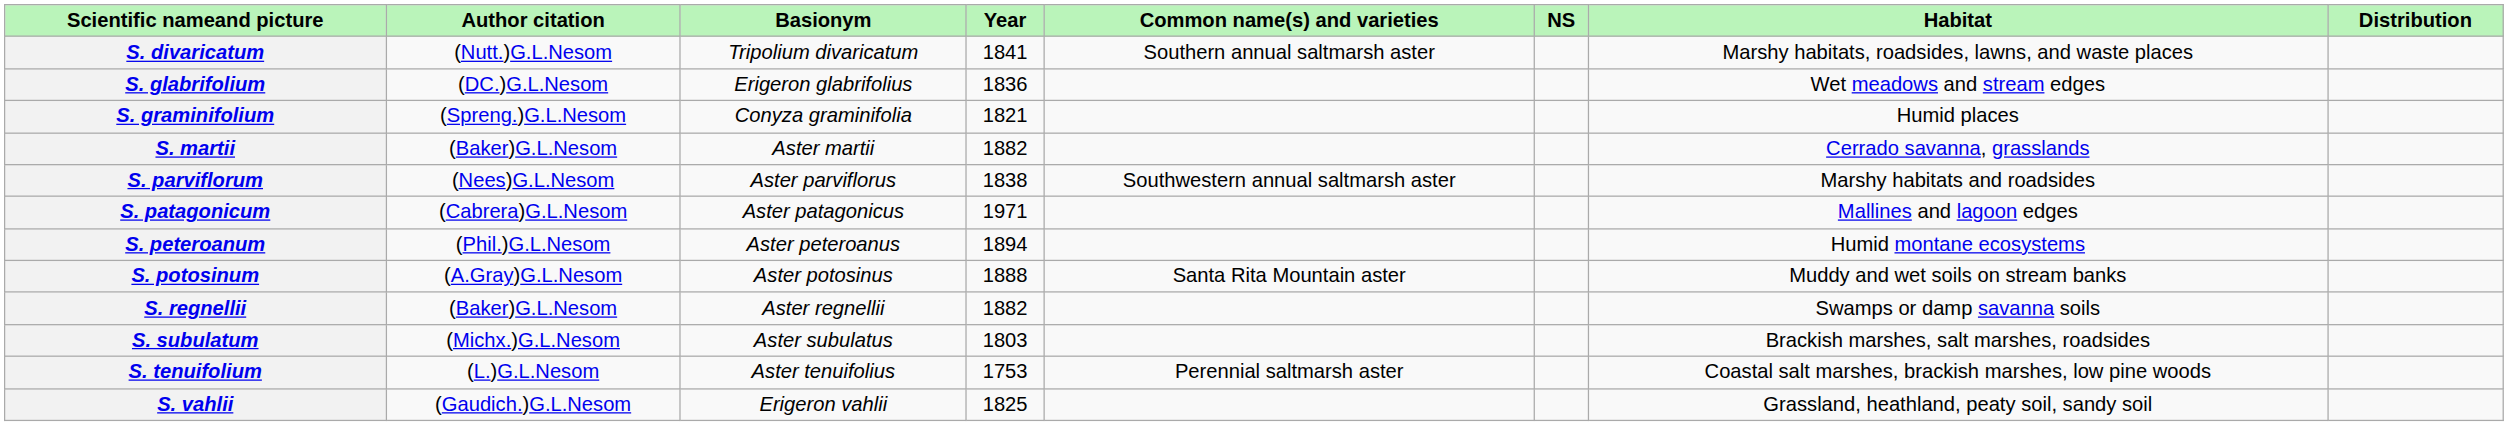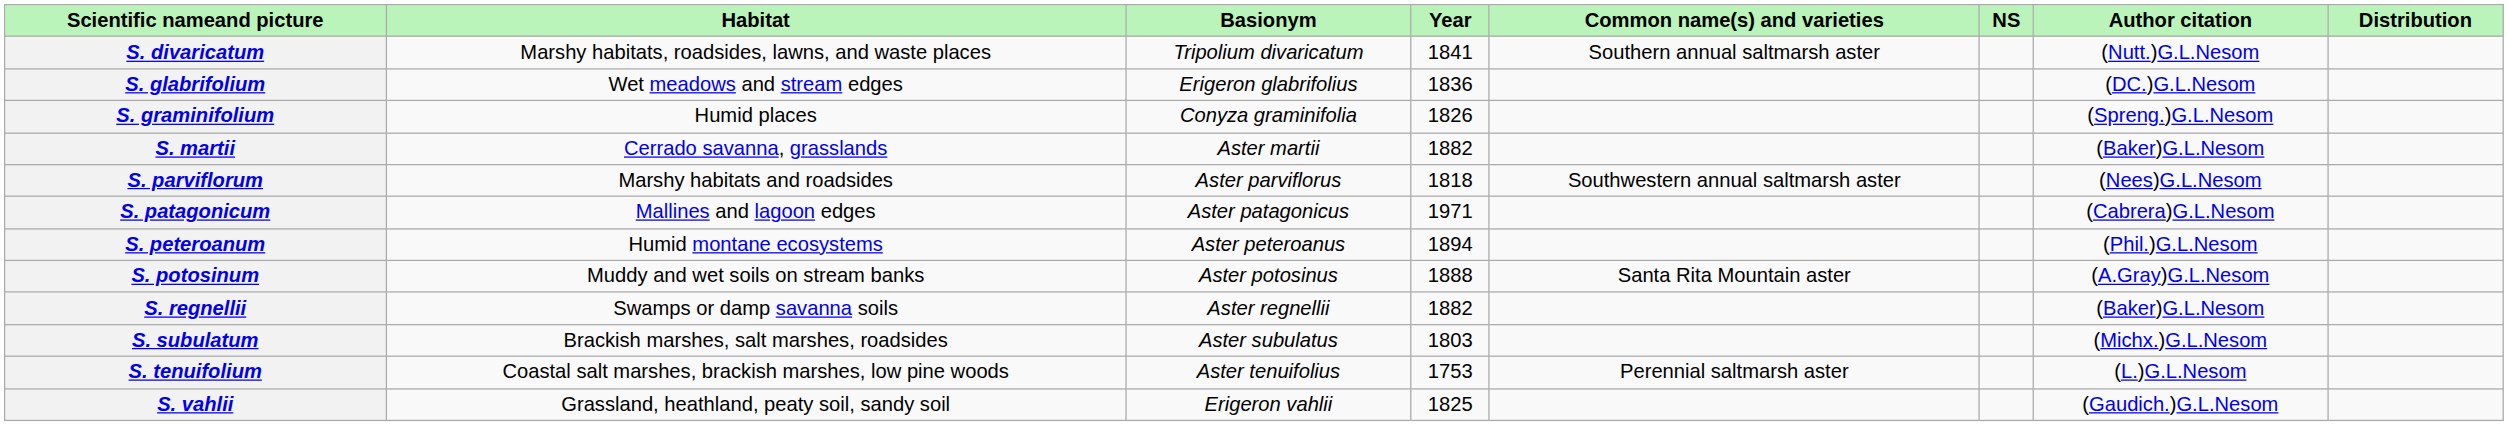columns swapped: (533, 20) <-> (1958, 20)
(1005, 116) 1821 -> (1450, 116) 1826
(1005, 180) 1838 -> (1450, 180) 1818
